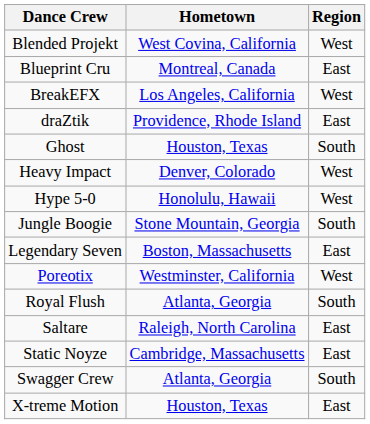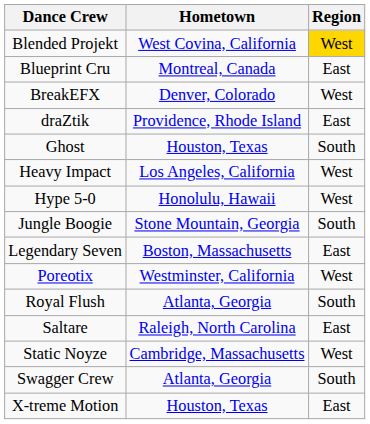(337, 43) no background -> (337, 43) gold background
(217, 95) Los Angeles, California -> (217, 95) Denver, Colorado
(217, 172) Denver, Colorado -> (217, 172) Los Angeles, California
(337, 353) East -> (337, 353) West
